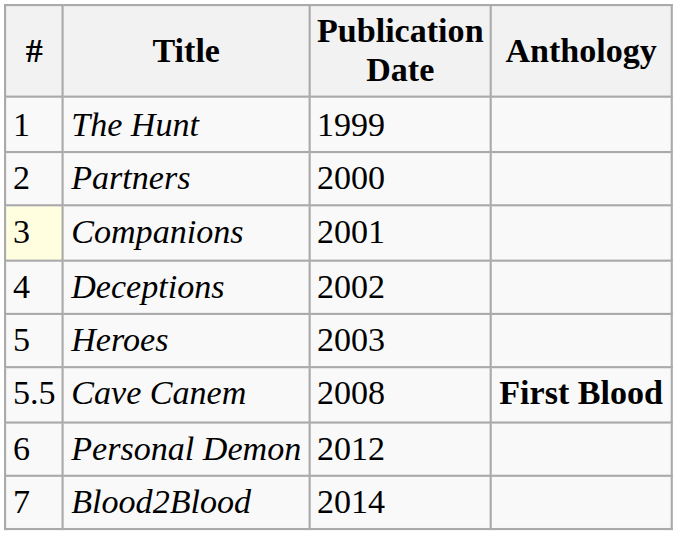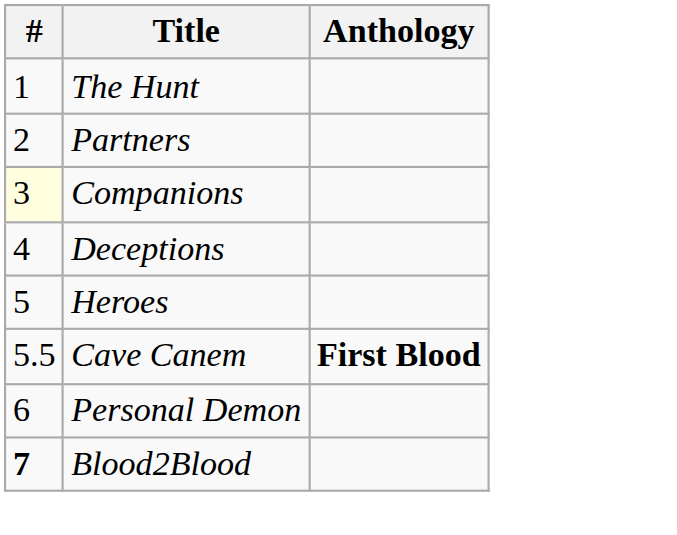- column: (400, 50)
(21, 502) normal -> (21, 463) bold
